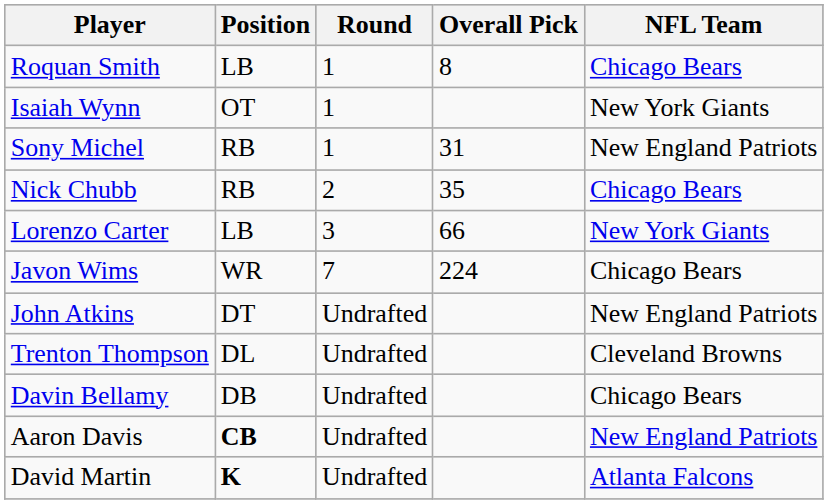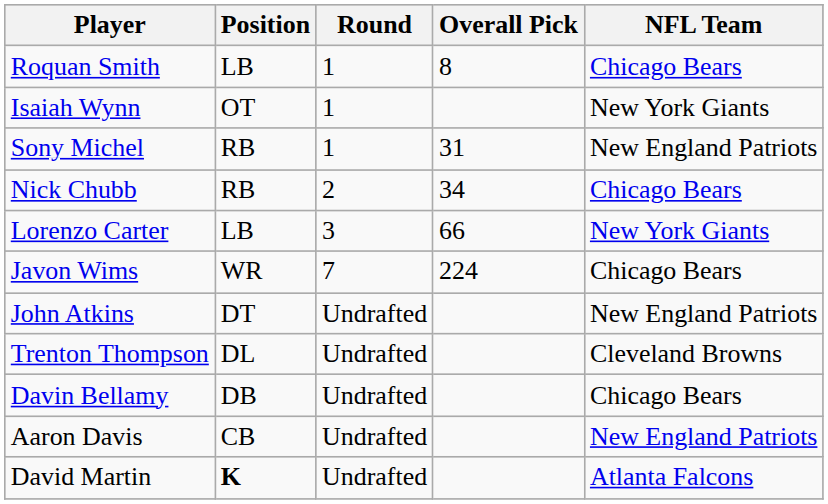(452, 189) 35 -> (452, 189) 34
(239, 436) bold -> (238, 436) normal
